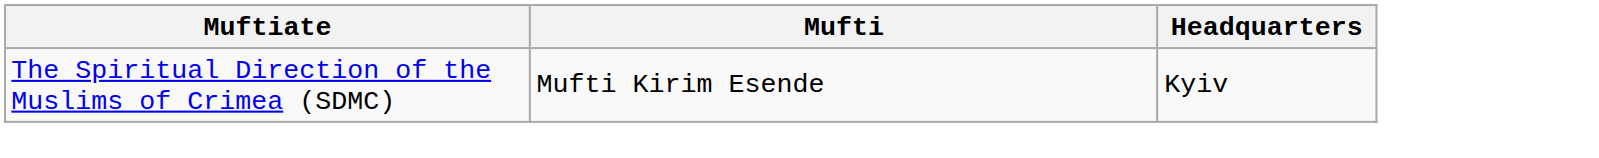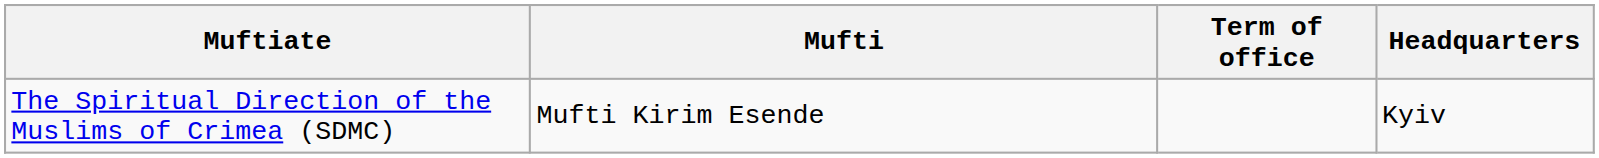+ column: (1267, 42)
